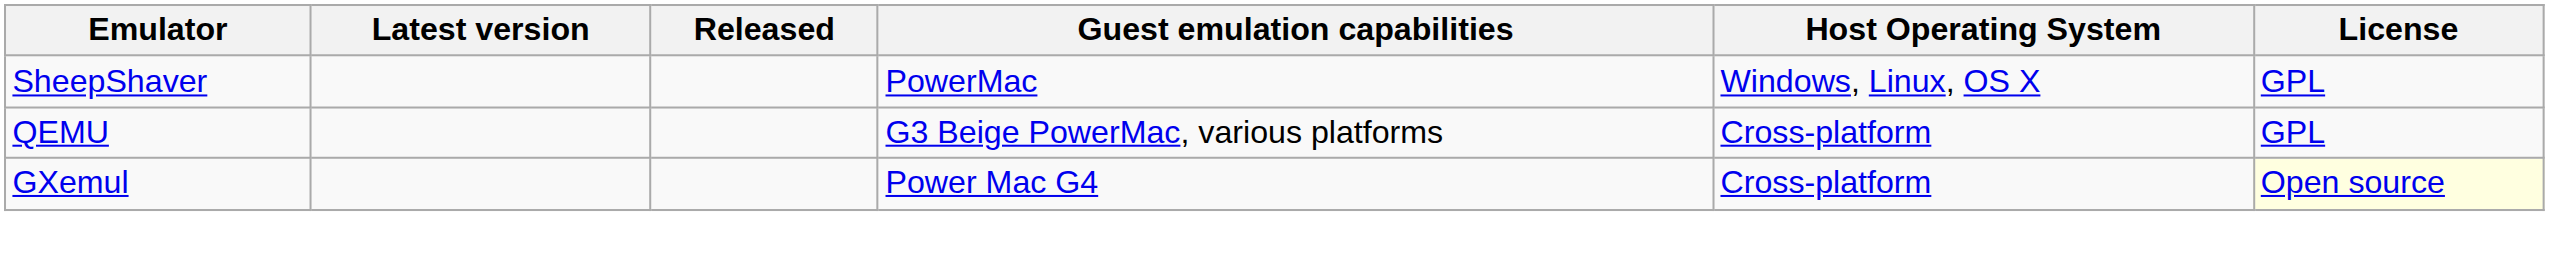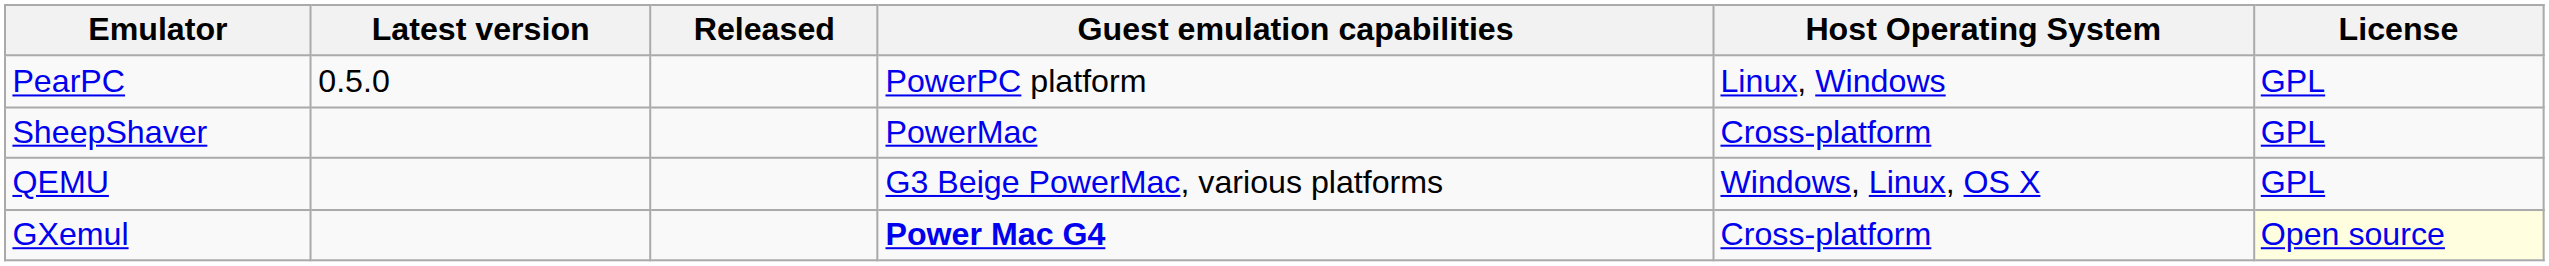+ row: (69, 81)
(1880, 81) Windows, Linux, OS X -> (1826, 132) Cross-platform
(1826, 132) Cross-platform -> (1880, 183) Windows, Linux, OS X
(992, 183) normal -> (995, 234) bold
